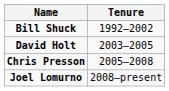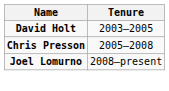- row: (46, 29)
